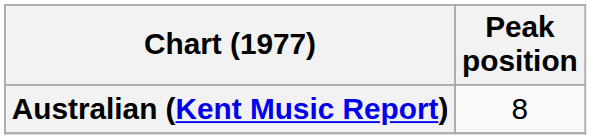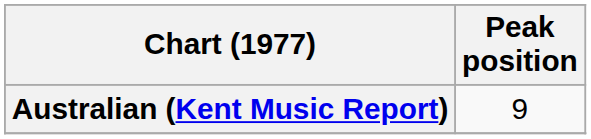(520, 108) 8 -> (520, 108) 9
